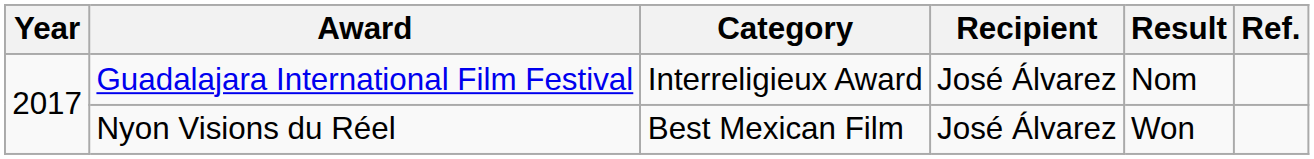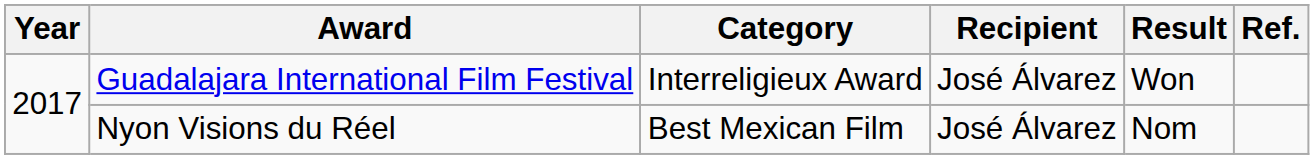(1164, 79) Nom -> (1163, 79) Won
(1163, 128) Won -> (1164, 128) Nom
